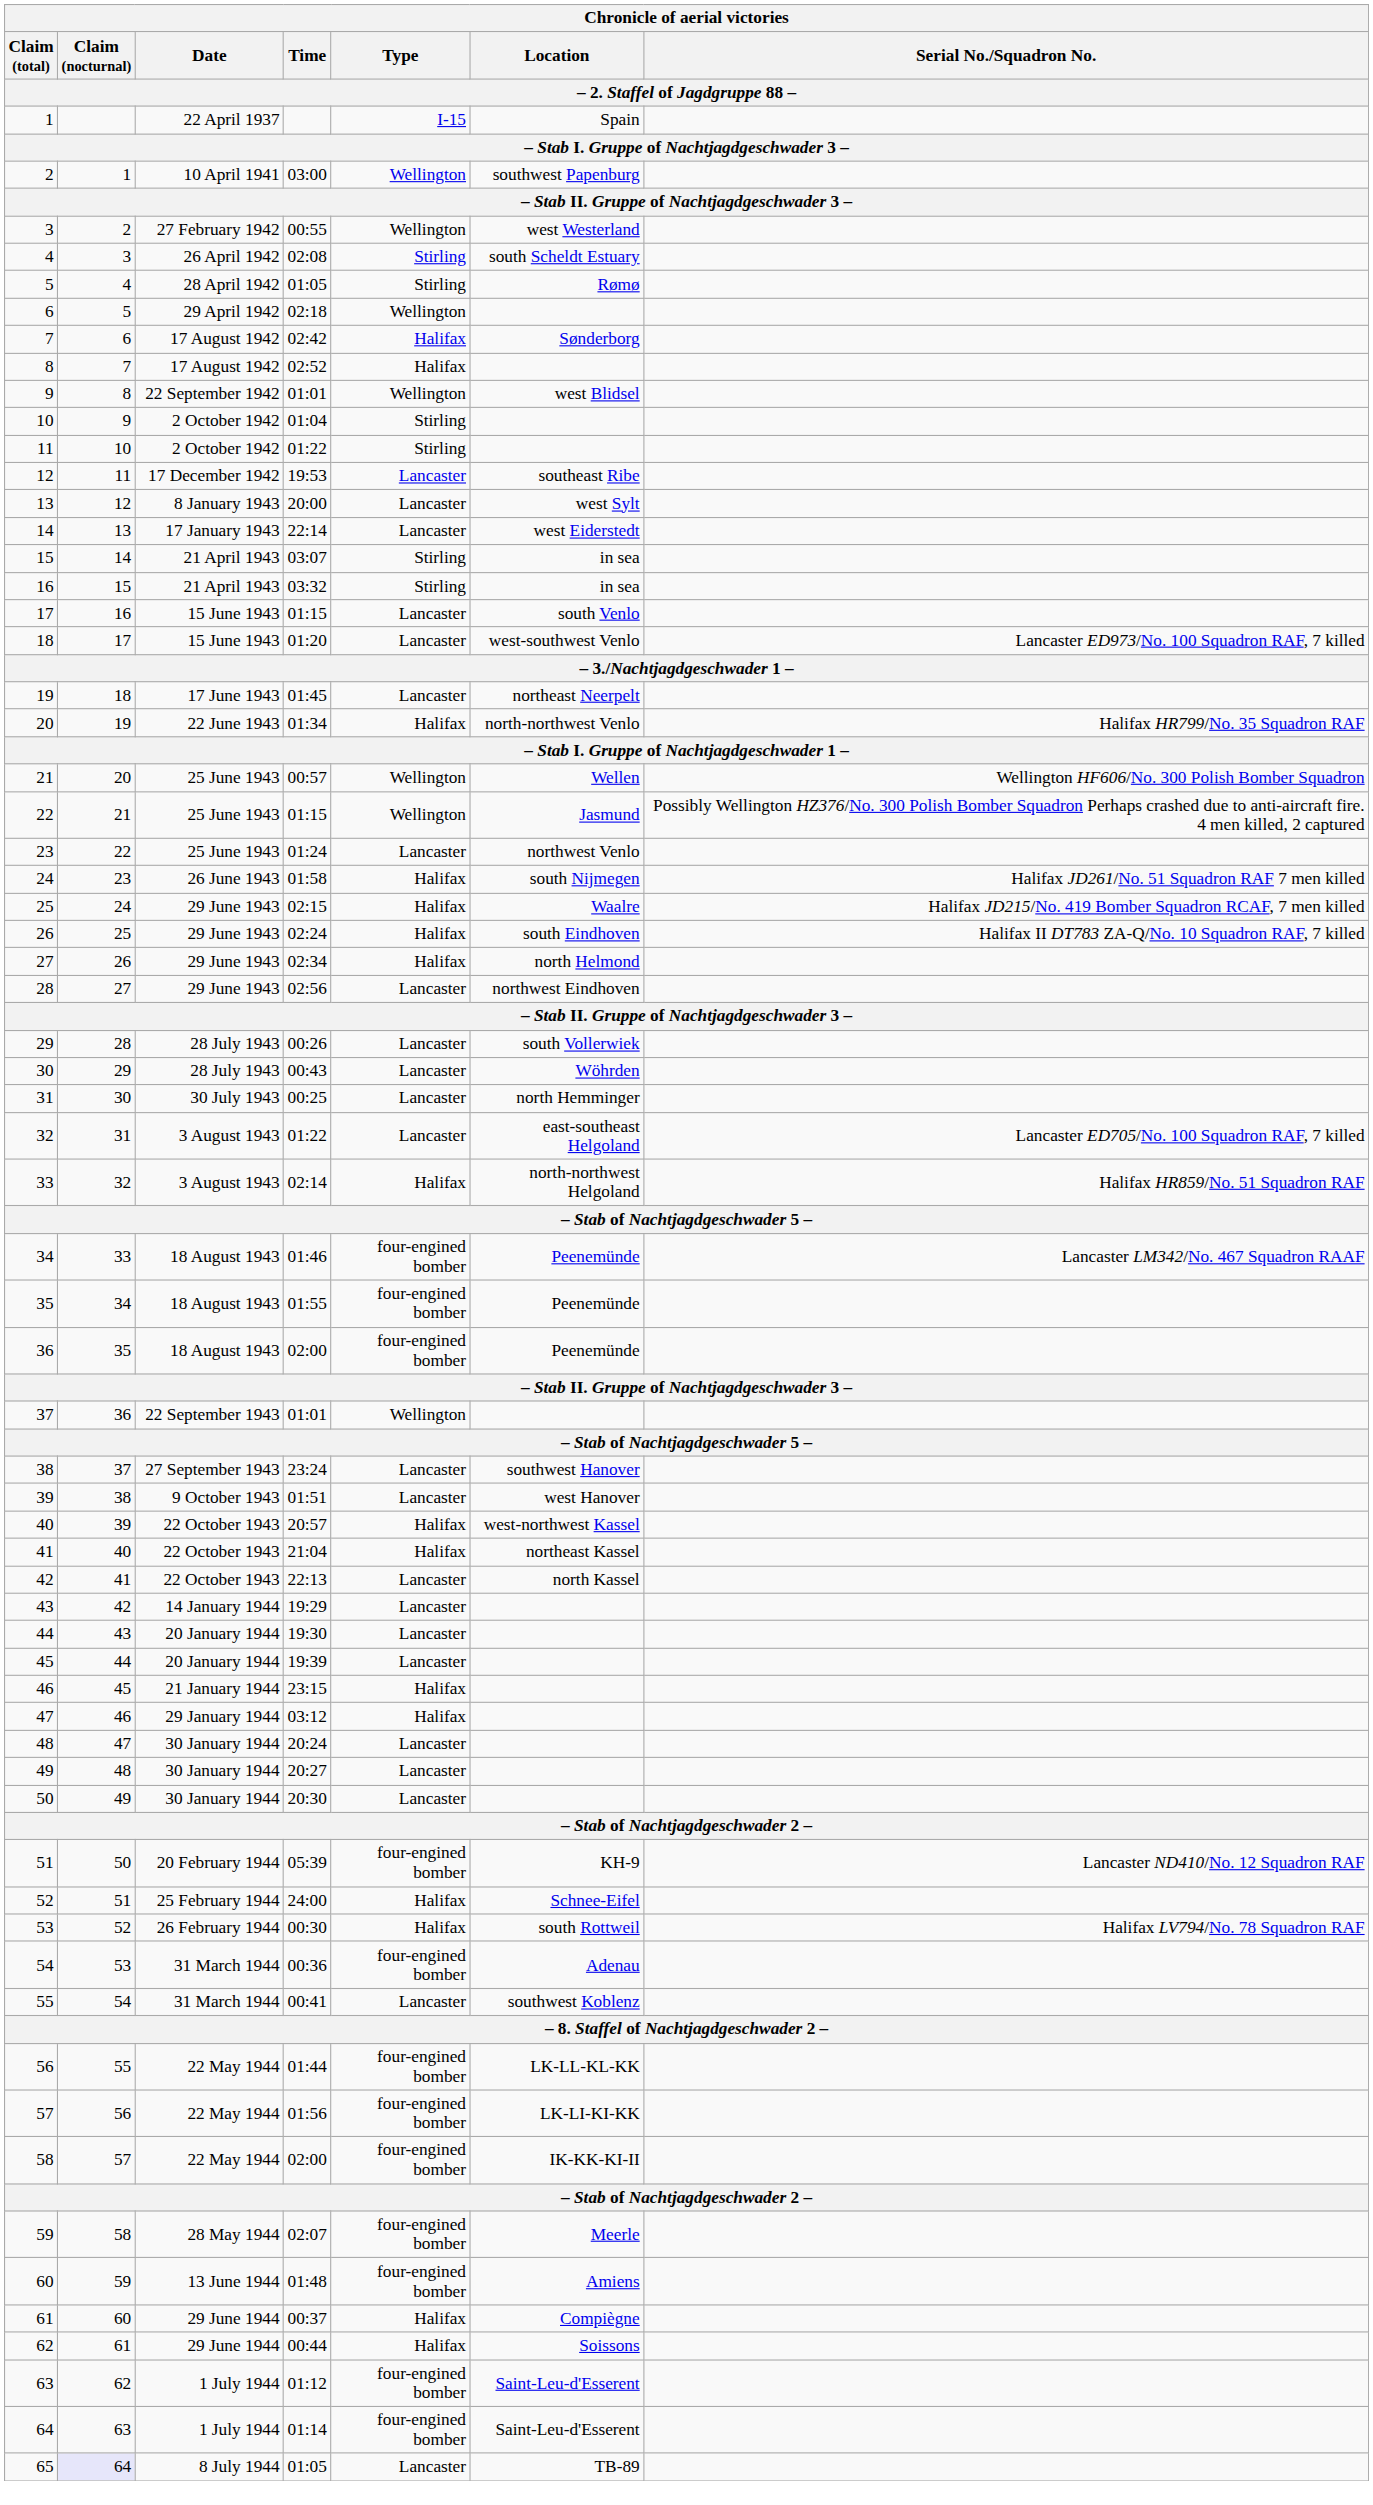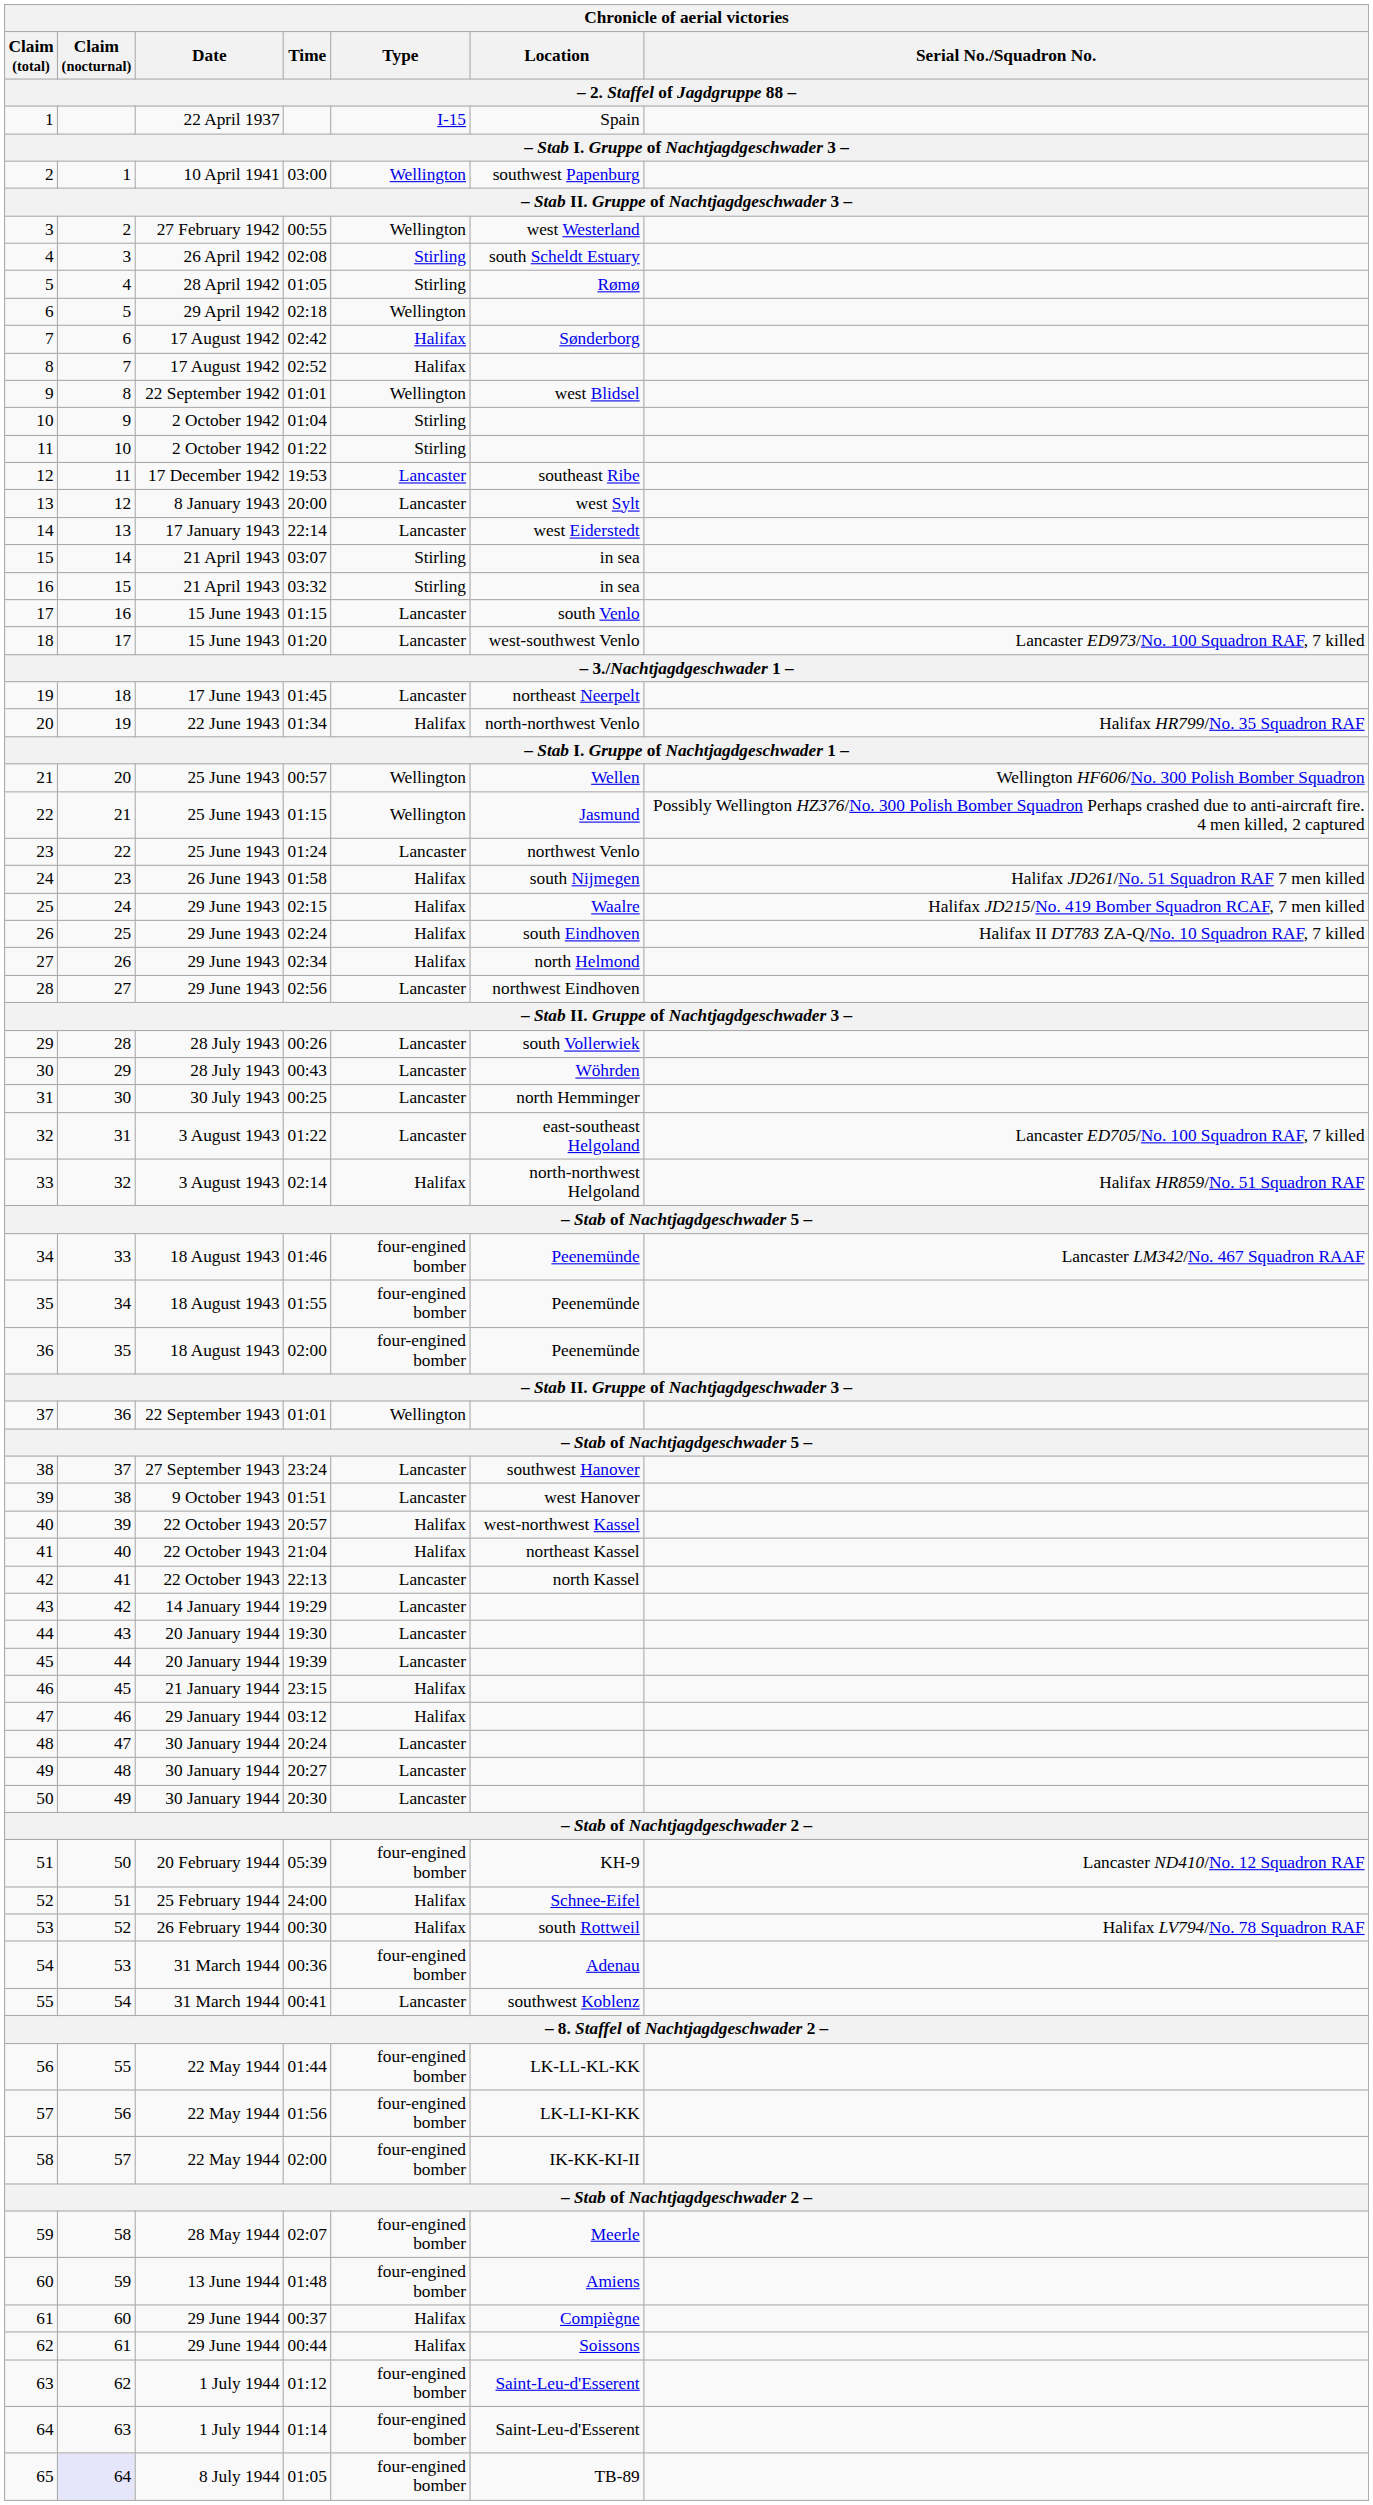(432, 2466) Lancaster -> (422, 2476) four-engined bomber
